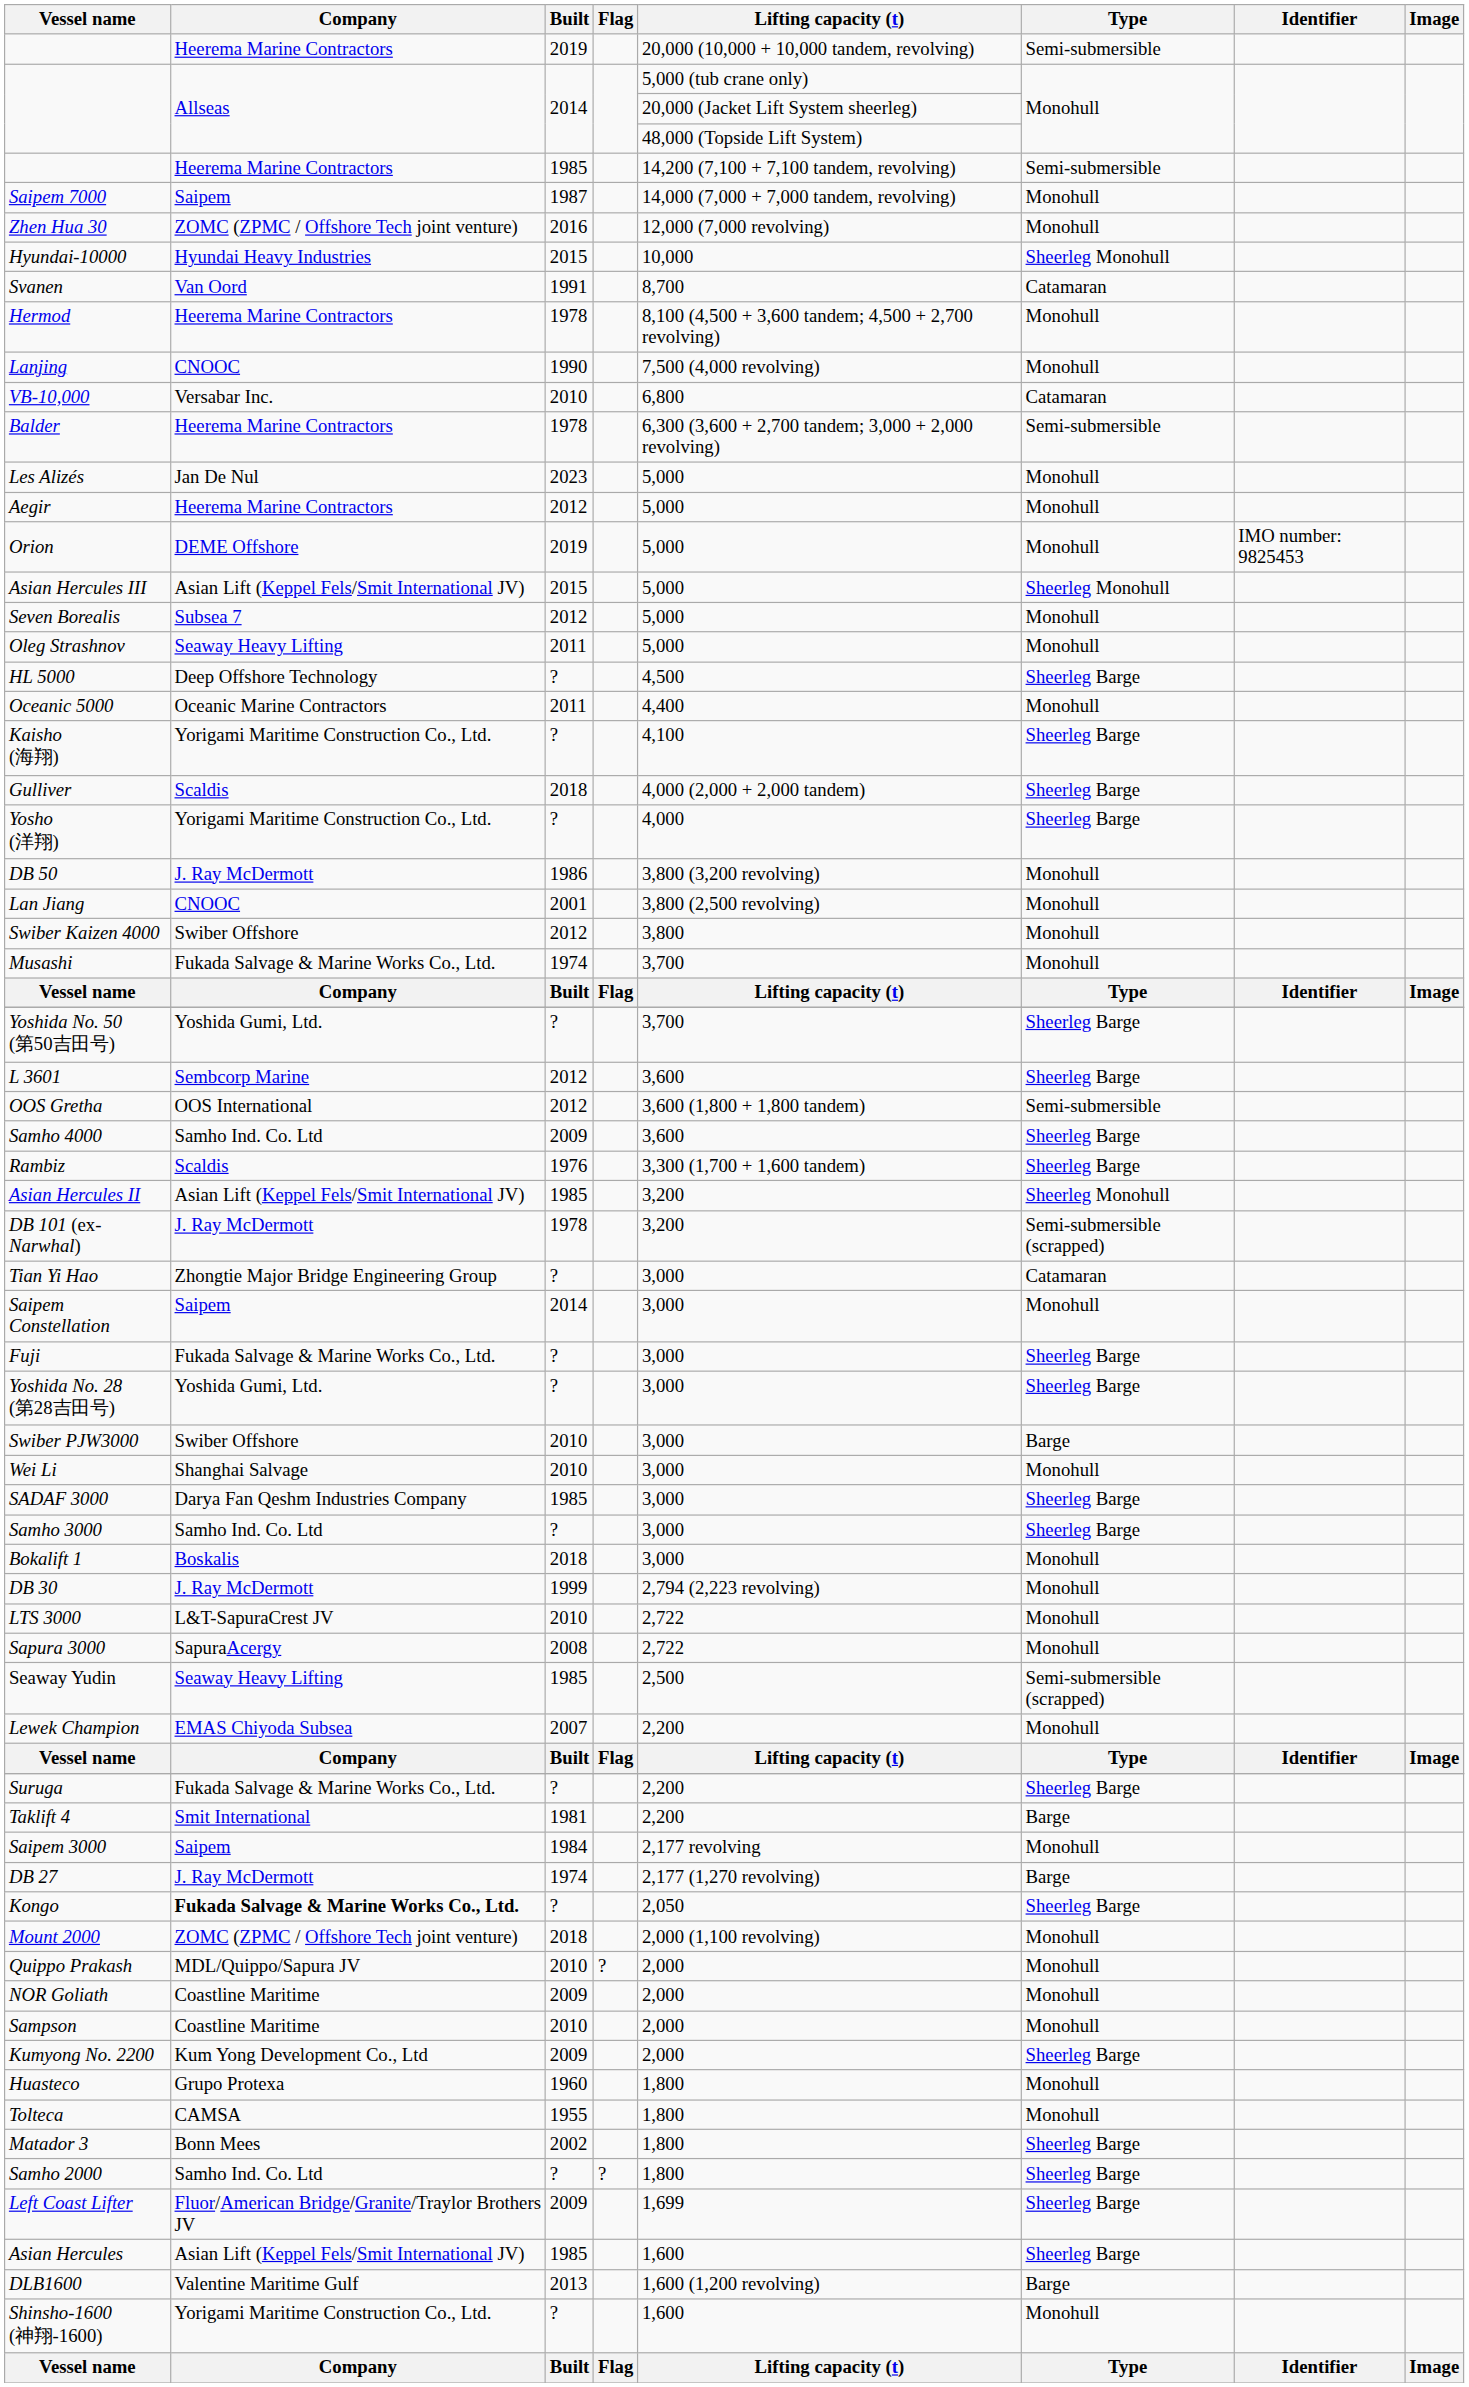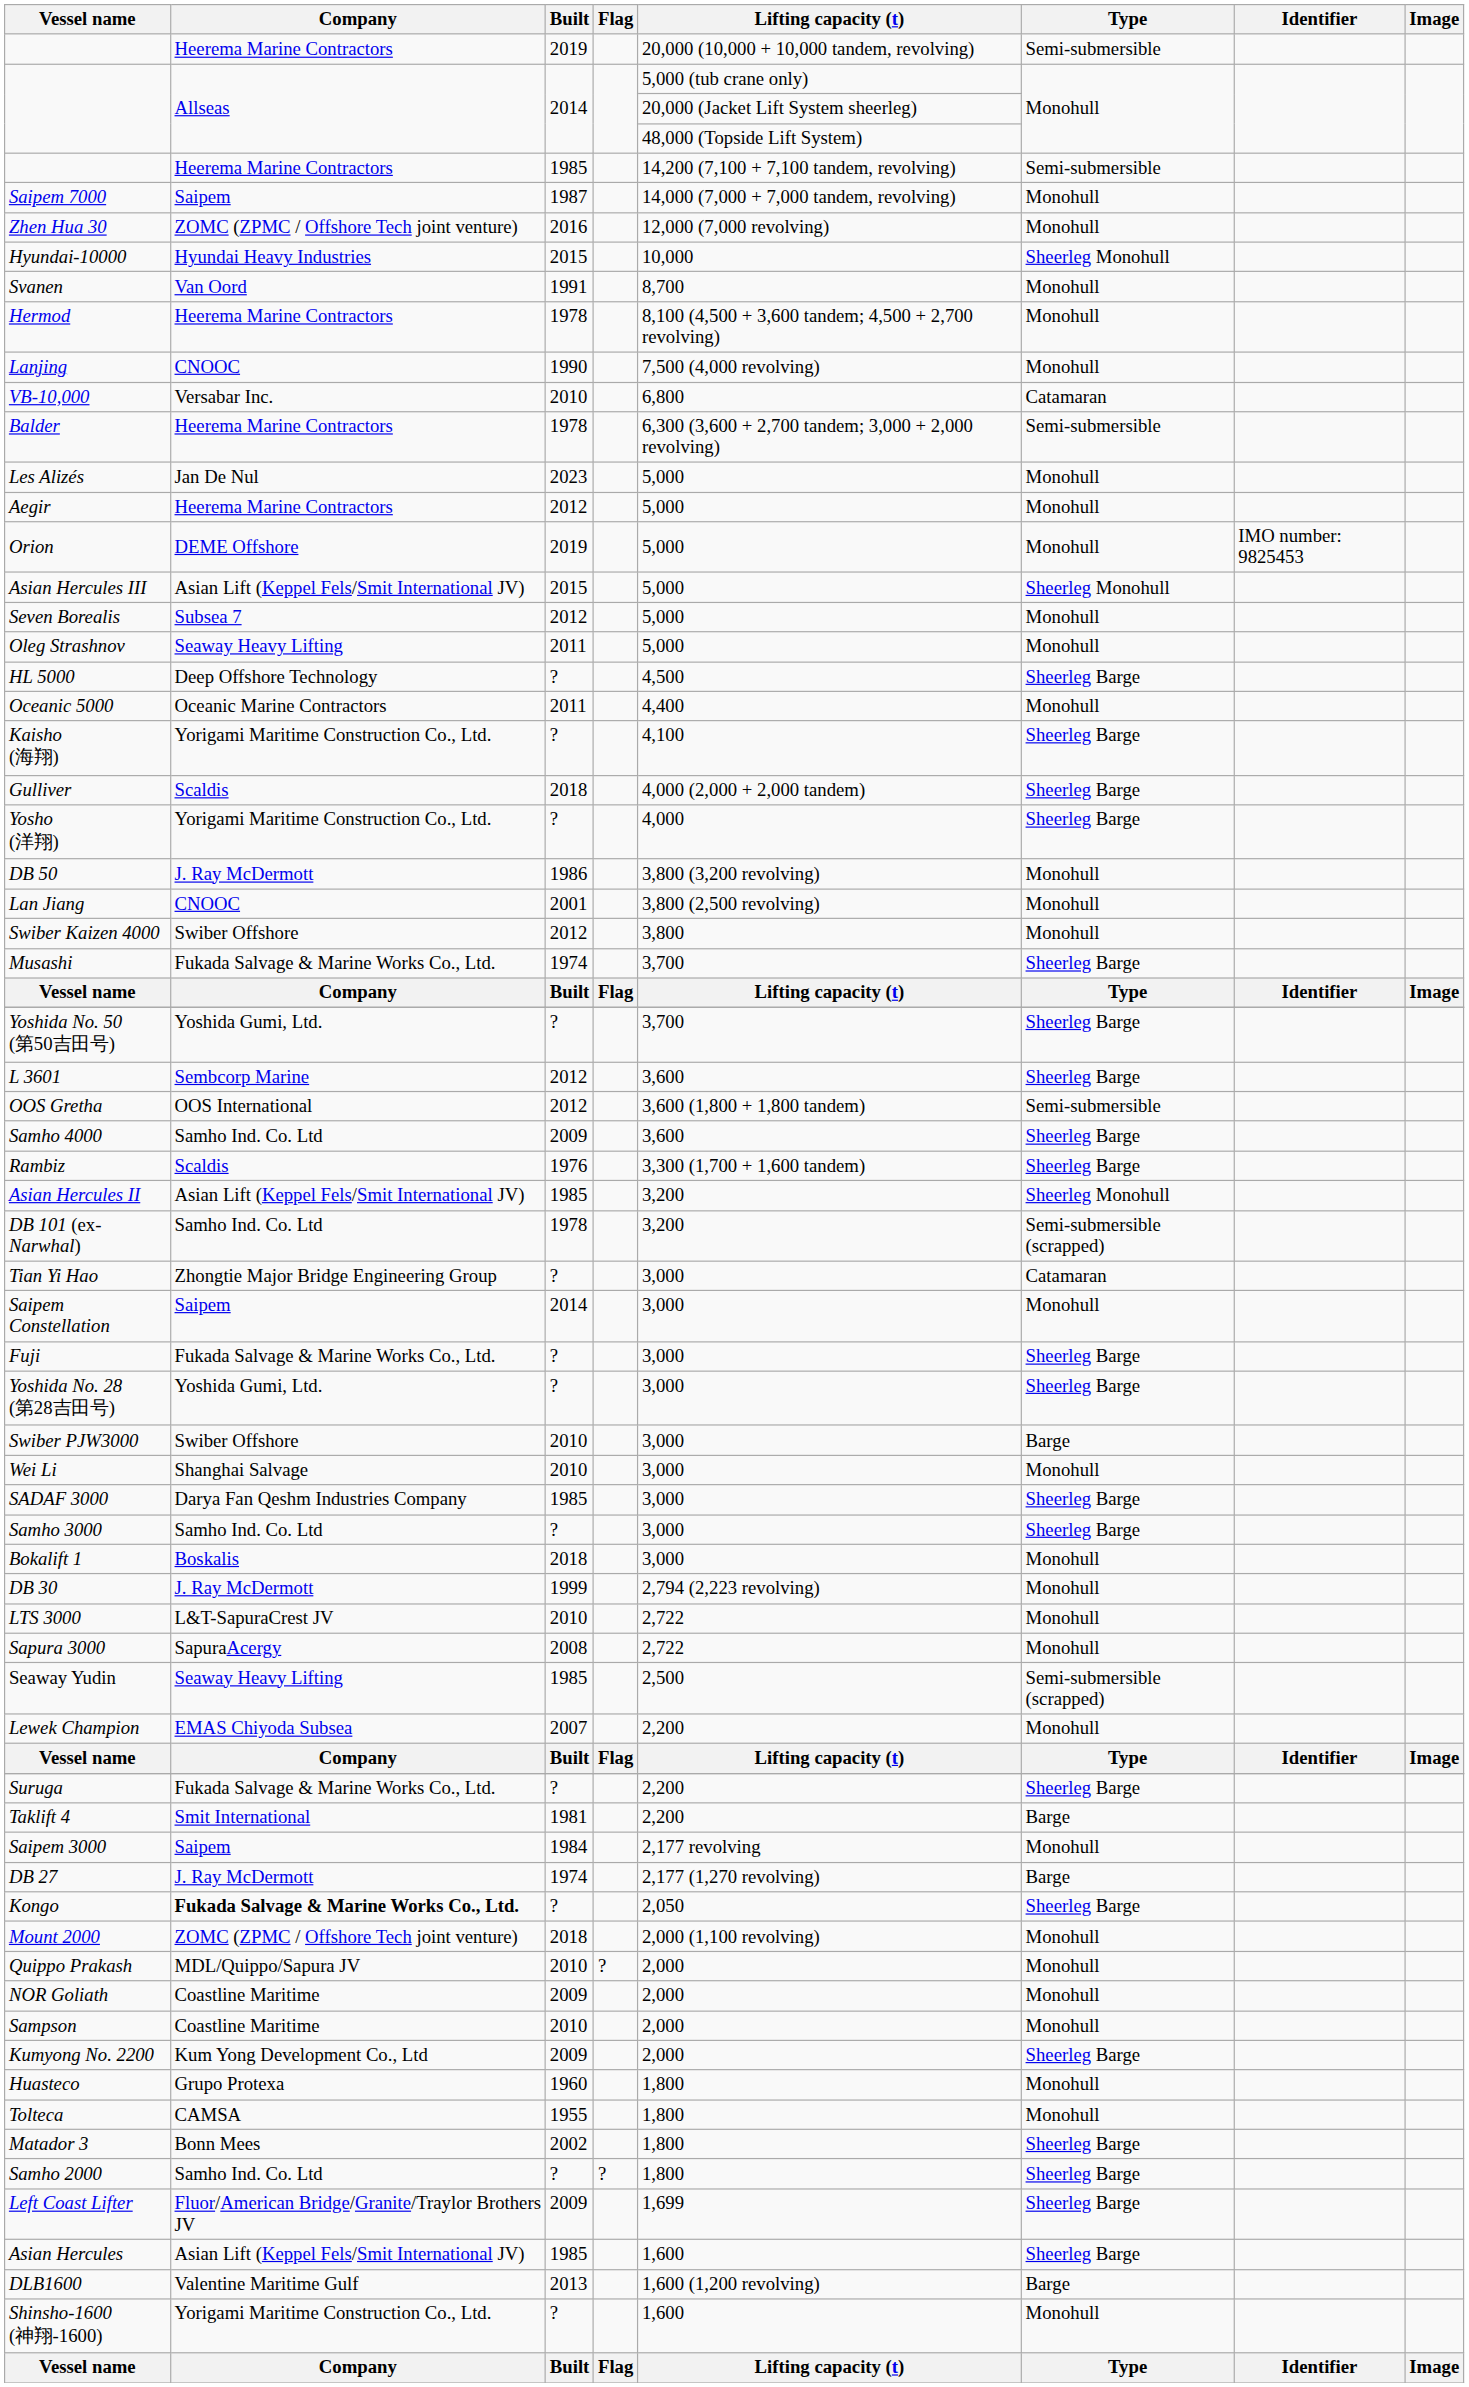(1066, 286) Catamaran -> (1063, 286) Monohull
(1063, 962) Monohull -> (1083, 962) Sheerleg Barge
(244, 1225) J. Ray McDermott -> (249, 1225) Samho Ind. Co. Ltd
